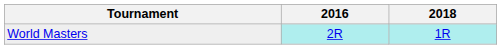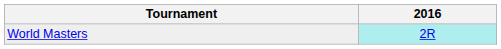- column: (443, 14)
